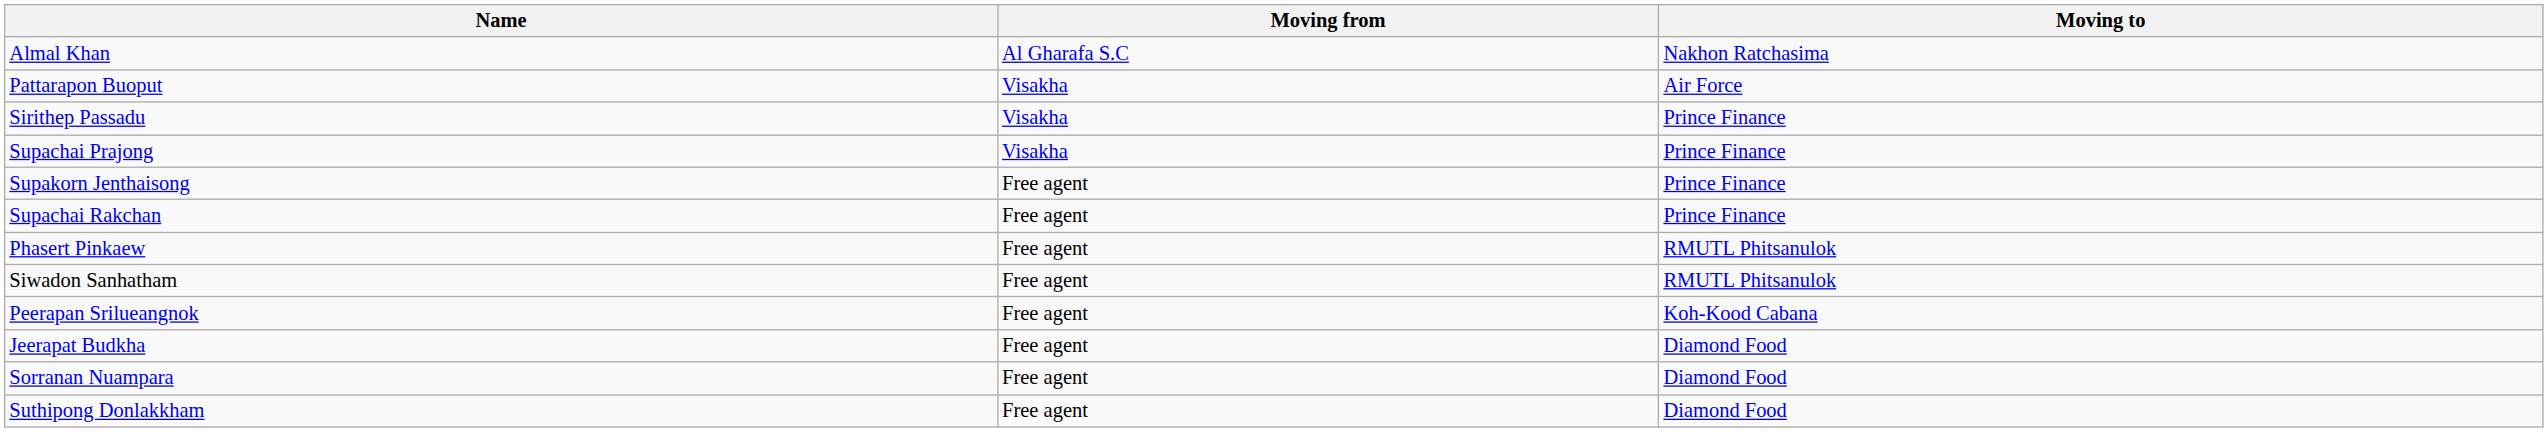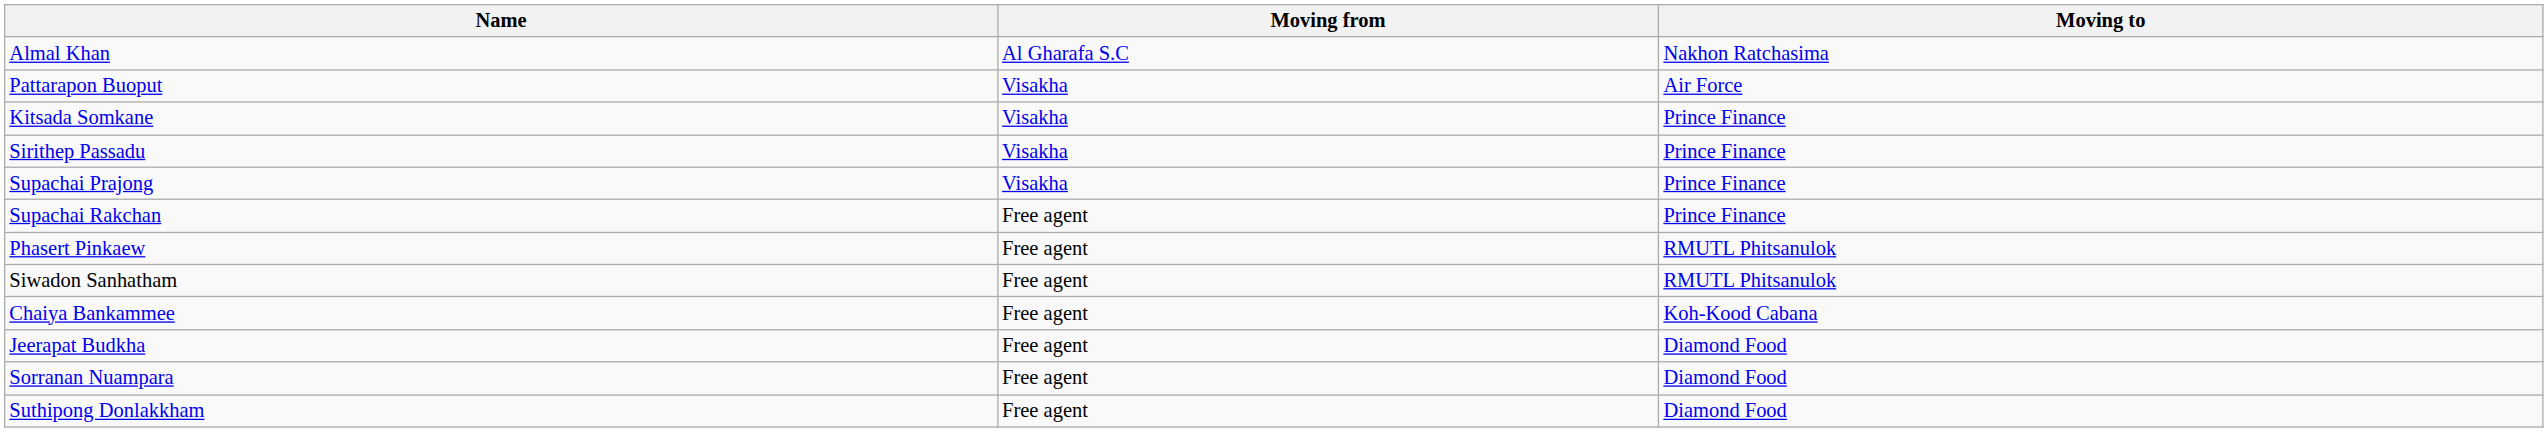+ row: (81, 118)
- row: (100, 183)
+ row: (92, 313)
- row: (104, 313)
